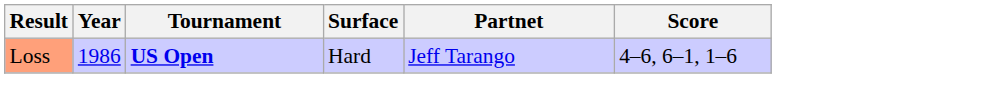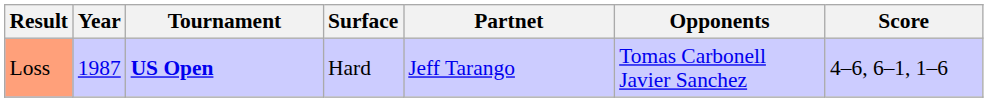+ column: (720, 21)
(99, 55) 1986 -> (99, 67) 1987
